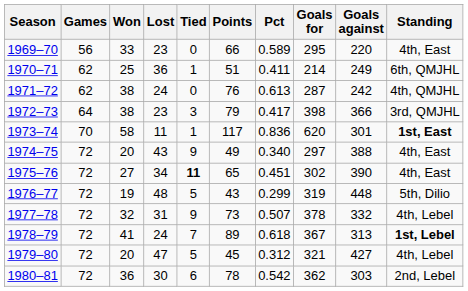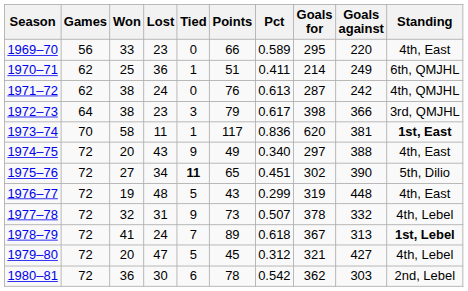(274, 111) 0.417 -> (274, 111) 0.617
(361, 132) 301 -> (361, 132) 381
(425, 173) 4th, East -> (425, 173) 5th, Dilio
(425, 193) 5th, Dilio -> (425, 193) 4th, East
